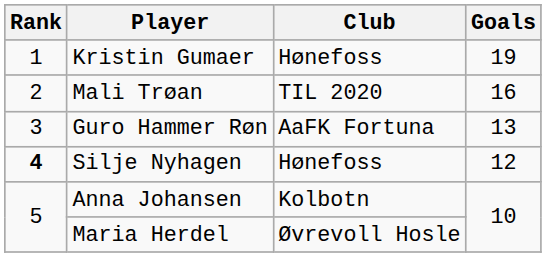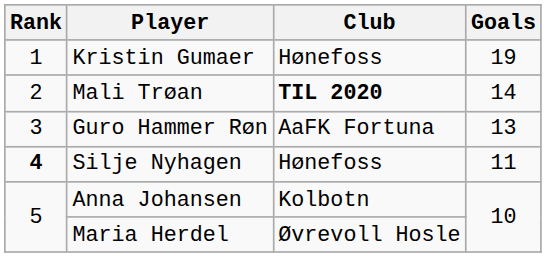(330, 93) normal -> (330, 93) bold
(504, 93) 16 -> (504, 93) 14
(504, 164) 12 -> (504, 164) 11
